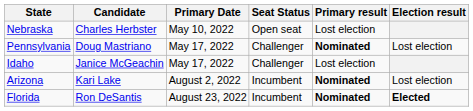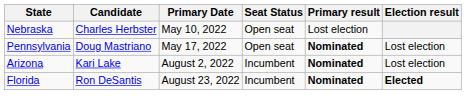(278, 47) Challenger -> (269, 47) Open seat
- row: (20, 64)
